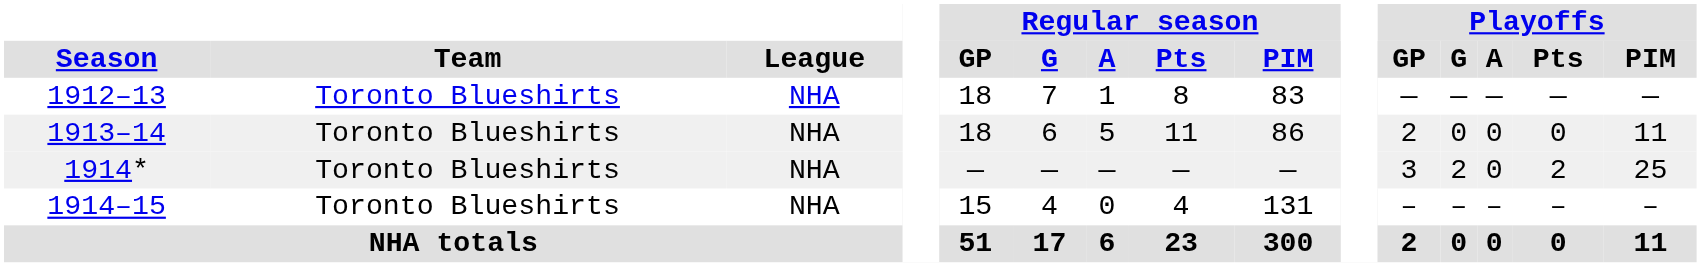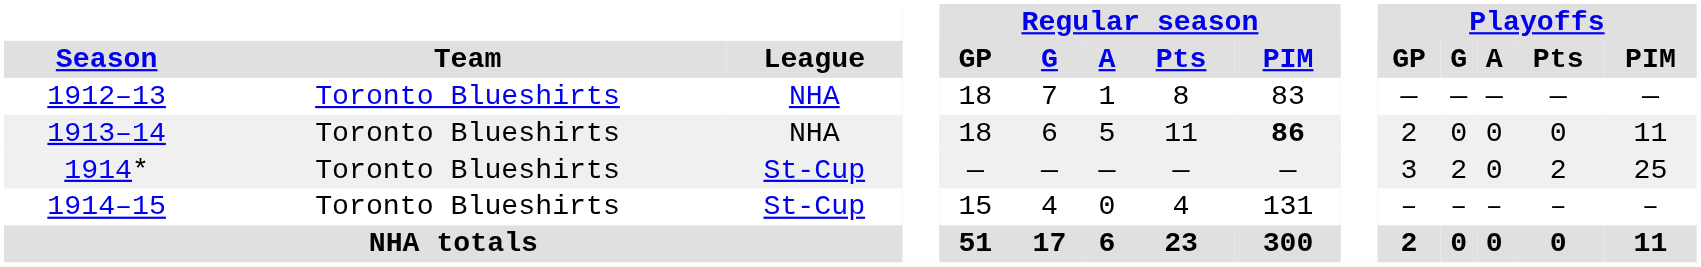(1288, 133) normal -> (1288, 133) bold
(814, 170) NHA -> (814, 170) St-Cup
(814, 207) NHA -> (814, 207) St-Cup
